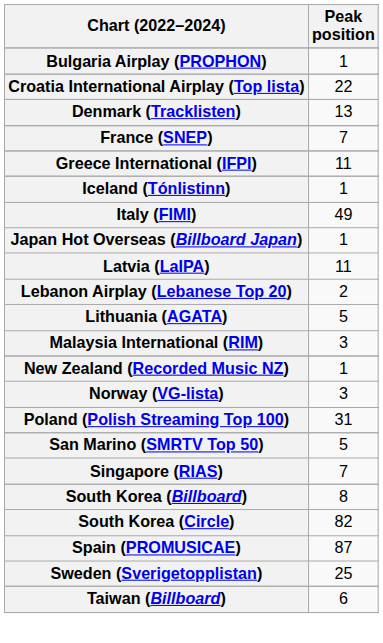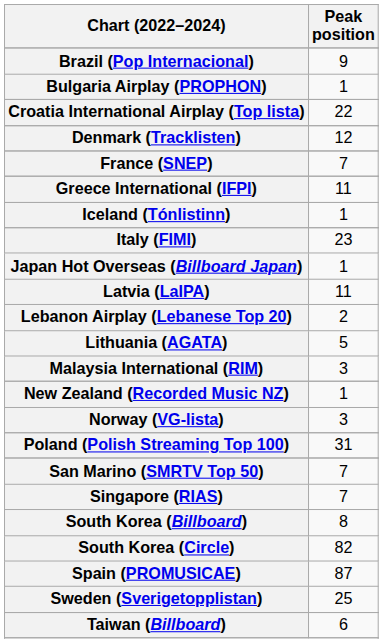+ row: (156, 61)
(343, 112) 13 -> (343, 138) 12
(343, 214) 49 -> (343, 240) 23
(343, 445) 5 -> (343, 471) 7
